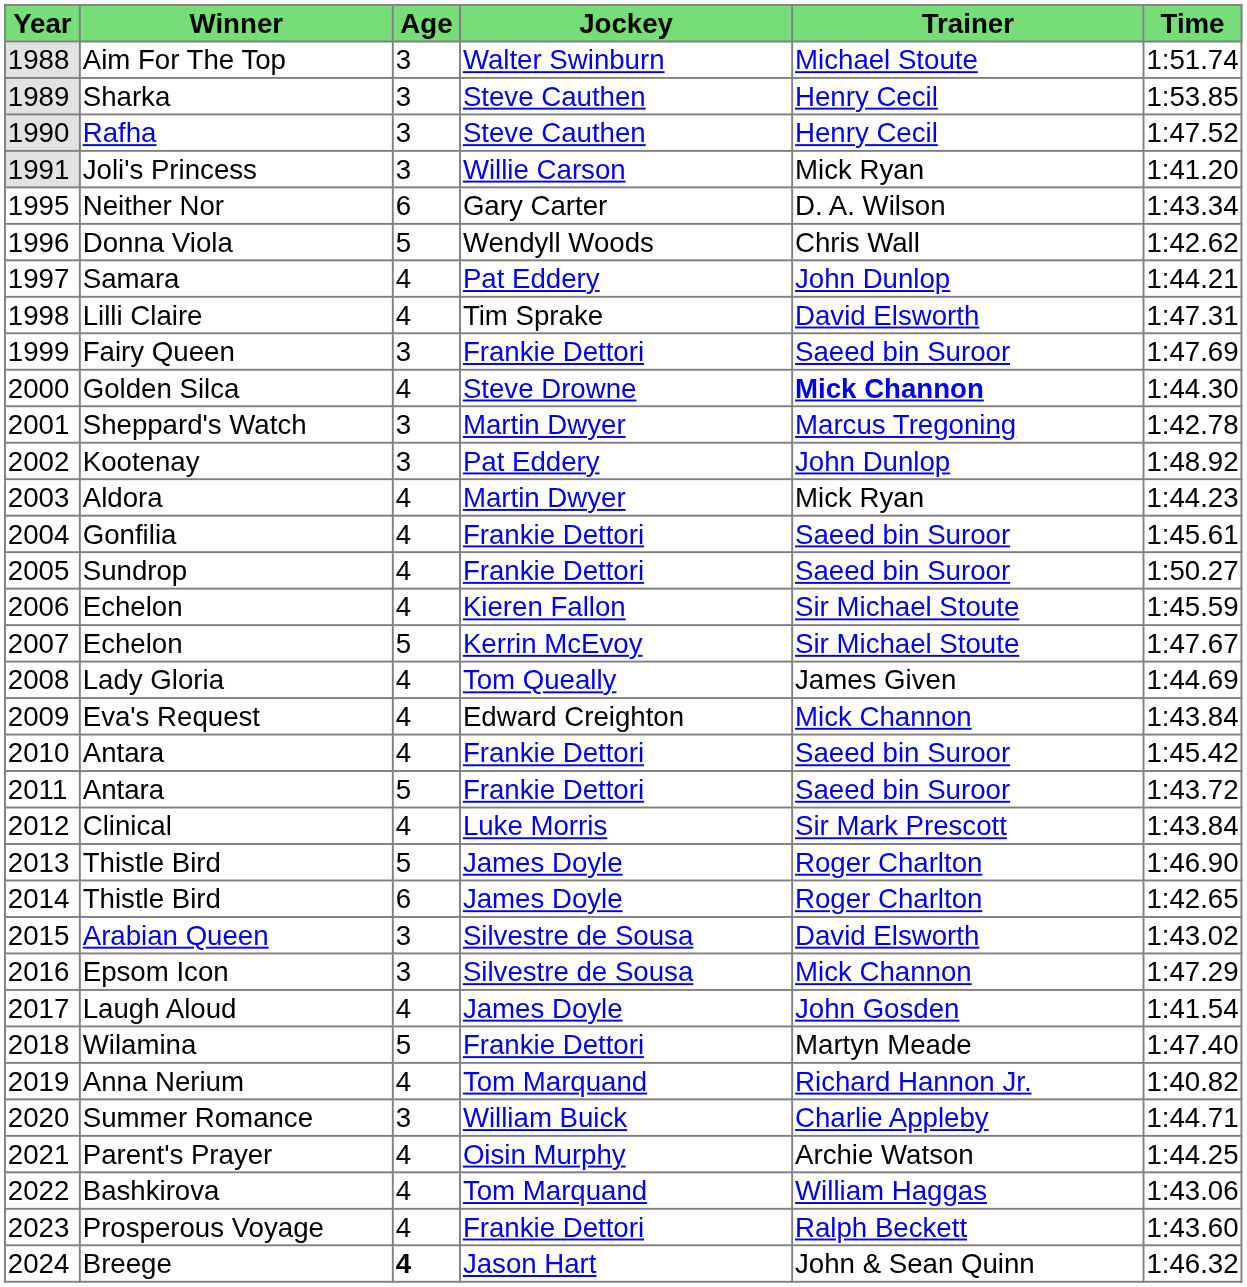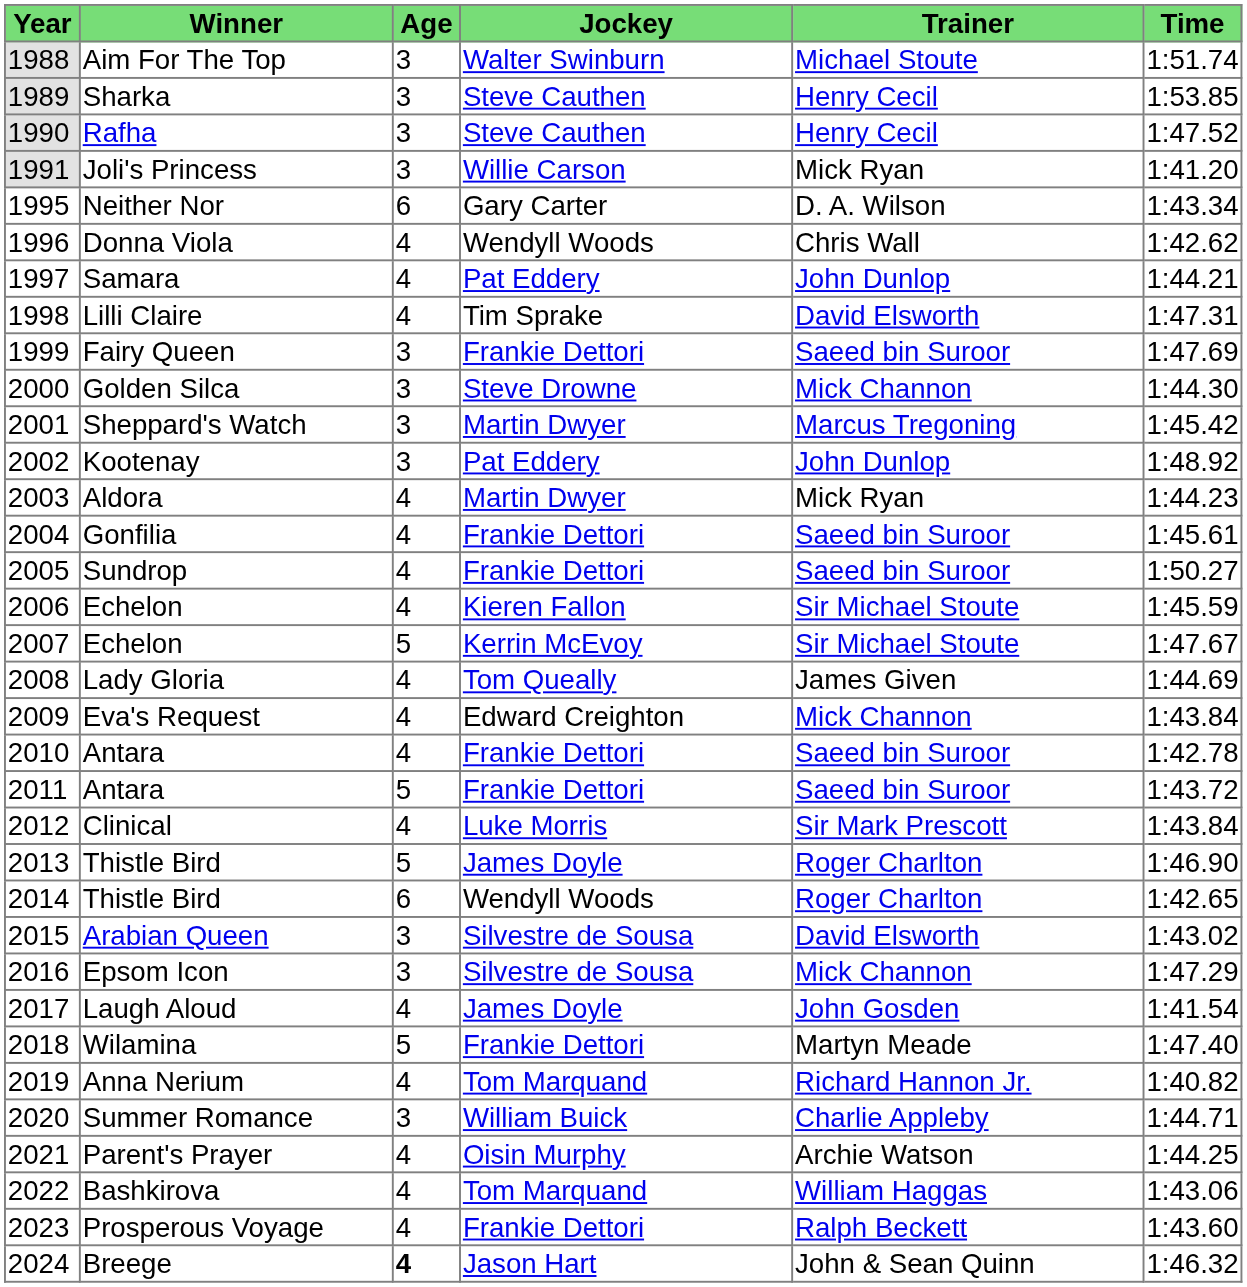(403, 242) 5 -> (403, 242) 4
(403, 388) 4 -> (403, 388) 3
(889, 388) bold -> (883, 388) normal
(1192, 424) 1:42.78 -> (1192, 424) 1:45.42
(1192, 753) 1:45.42 -> (1192, 753) 1:42.78
(543, 899) James Doyle -> (558, 899) Wendyll Woods
